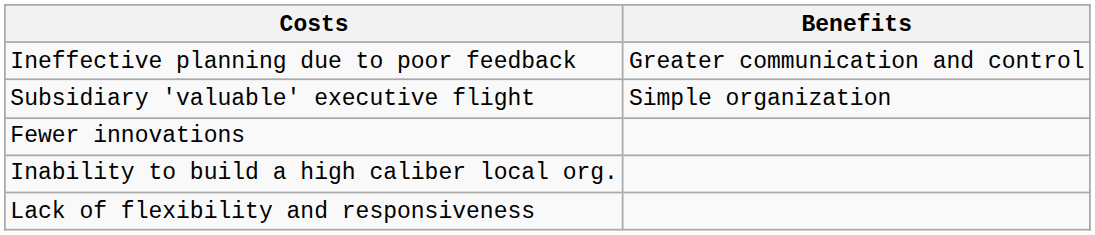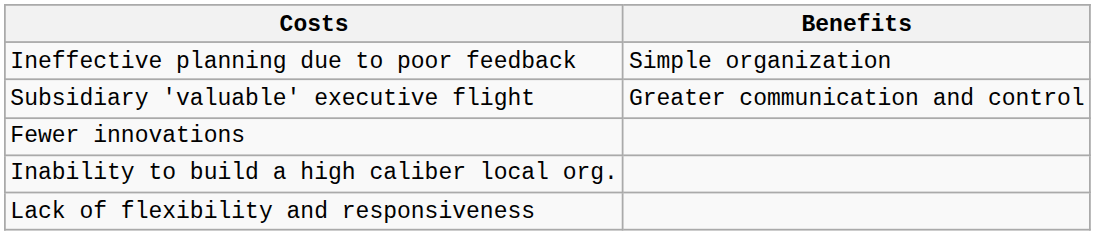(857, 61) Greater communication and control -> (760, 61) Simple organization
(760, 99) Simple organization -> (857, 99) Greater communication and control
